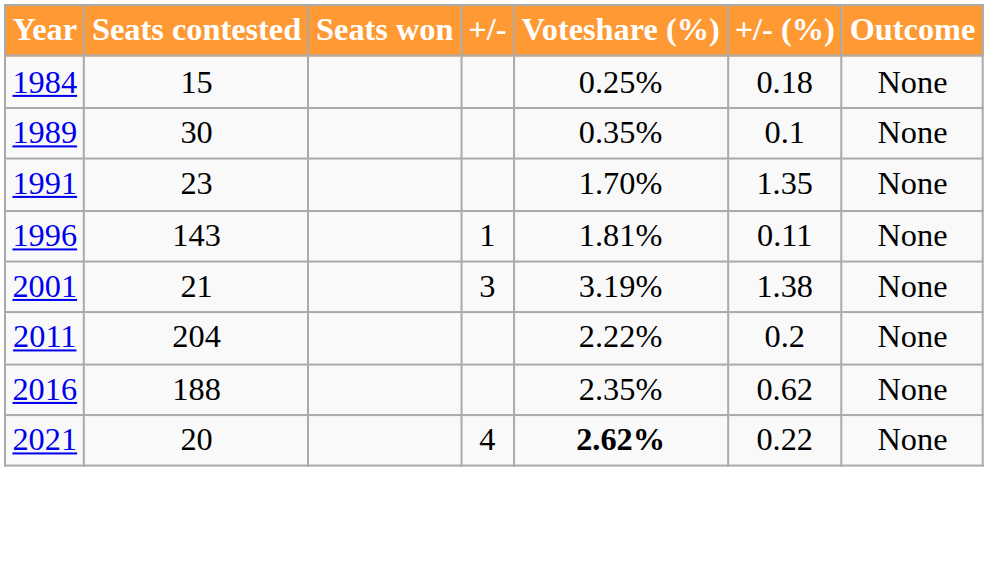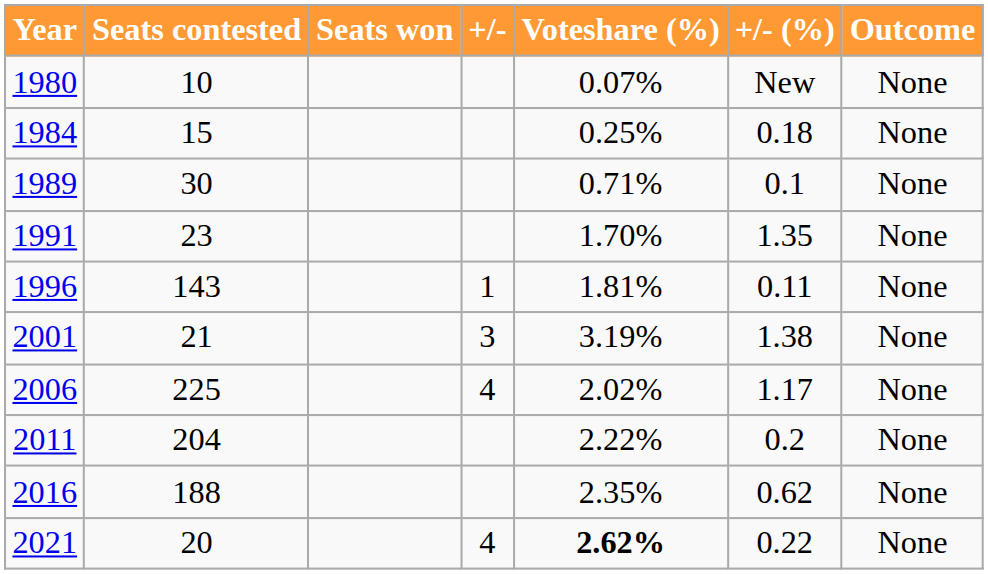+ row: (45, 81)
(621, 132) 0.35% -> (621, 183) 0.71%
+ row: (45, 388)
